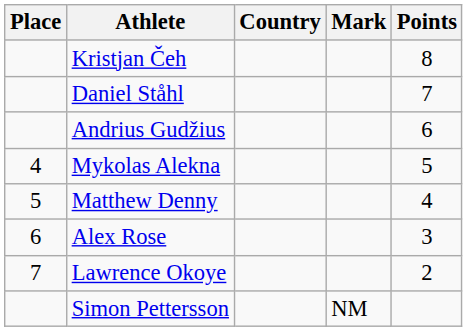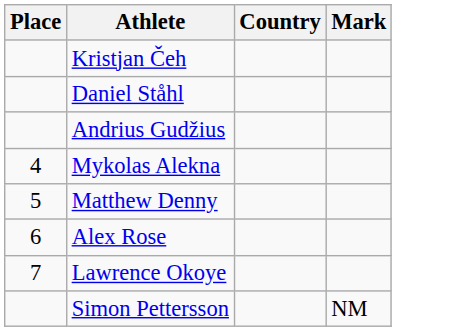- column: (427, 22)
